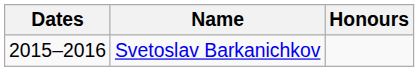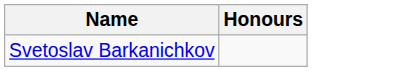- column: (58, 19)
